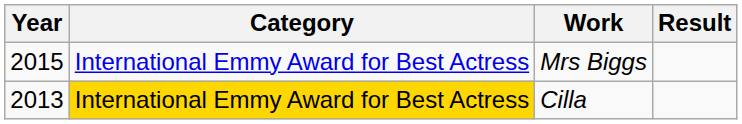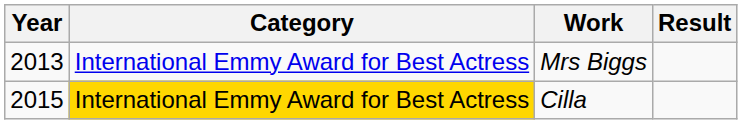(37, 61) 2015 -> (37, 61) 2013
(37, 99) 2013 -> (37, 99) 2015
